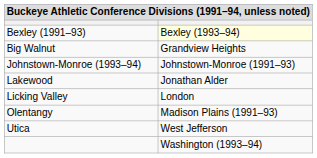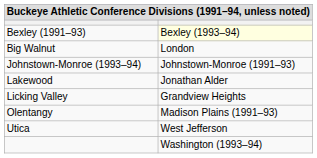(203, 49) Grandview Heights -> (177, 49) London
(177, 97) London -> (203, 97) Grandview Heights
